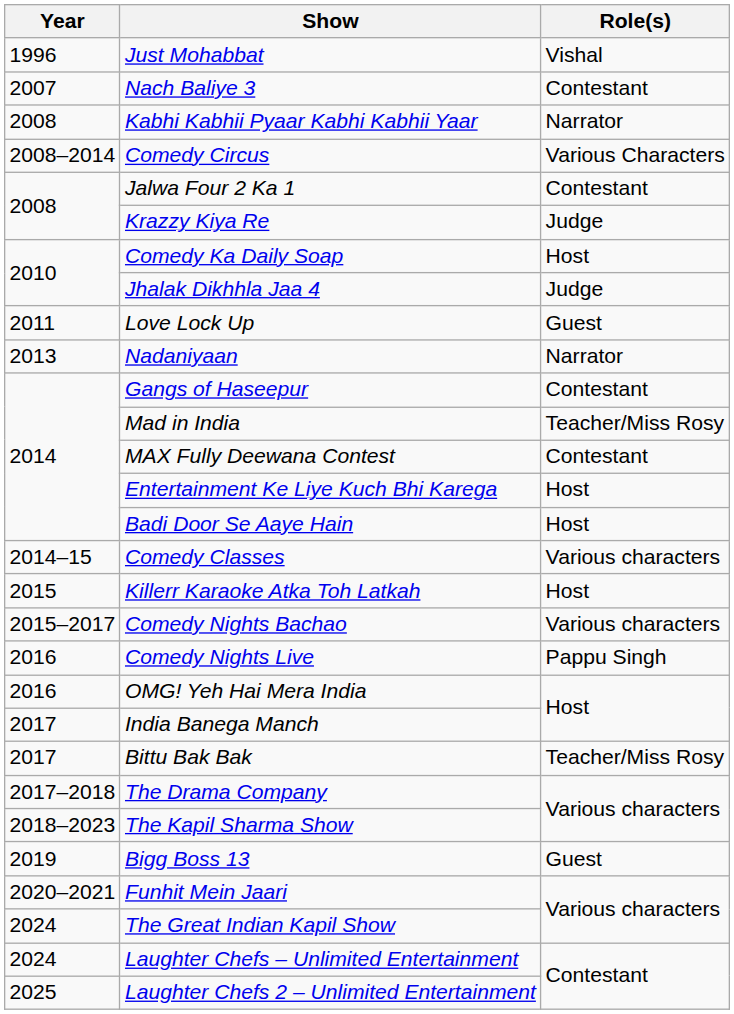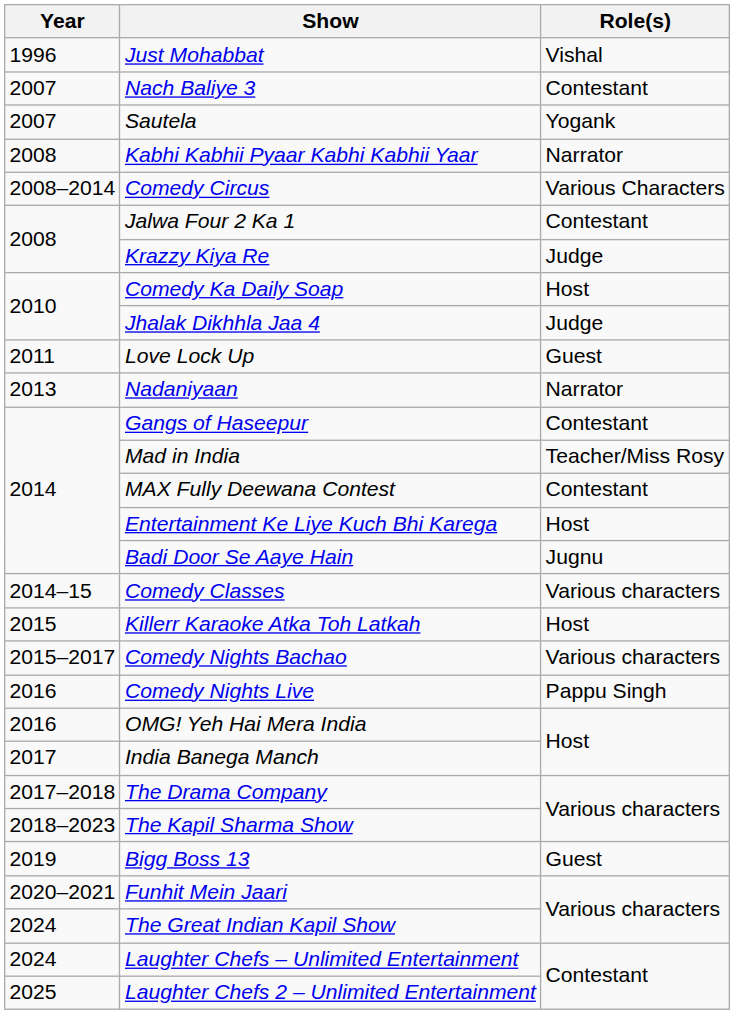+ row: (161, 121)
(567, 523) Host -> (574, 557) Jugnu
- row: (188, 758)
